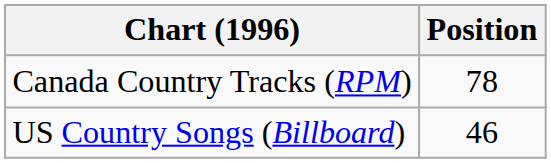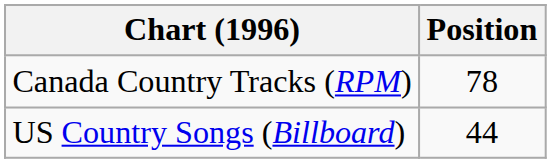(482, 132) 46 -> (482, 132) 44
